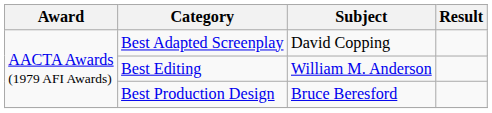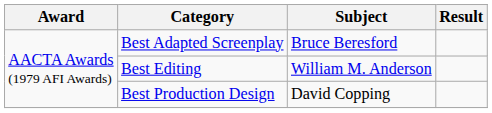(341, 42) David Copping -> (344, 42) Bruce Beresford
(344, 94) Bruce Beresford -> (341, 94) David Copping
